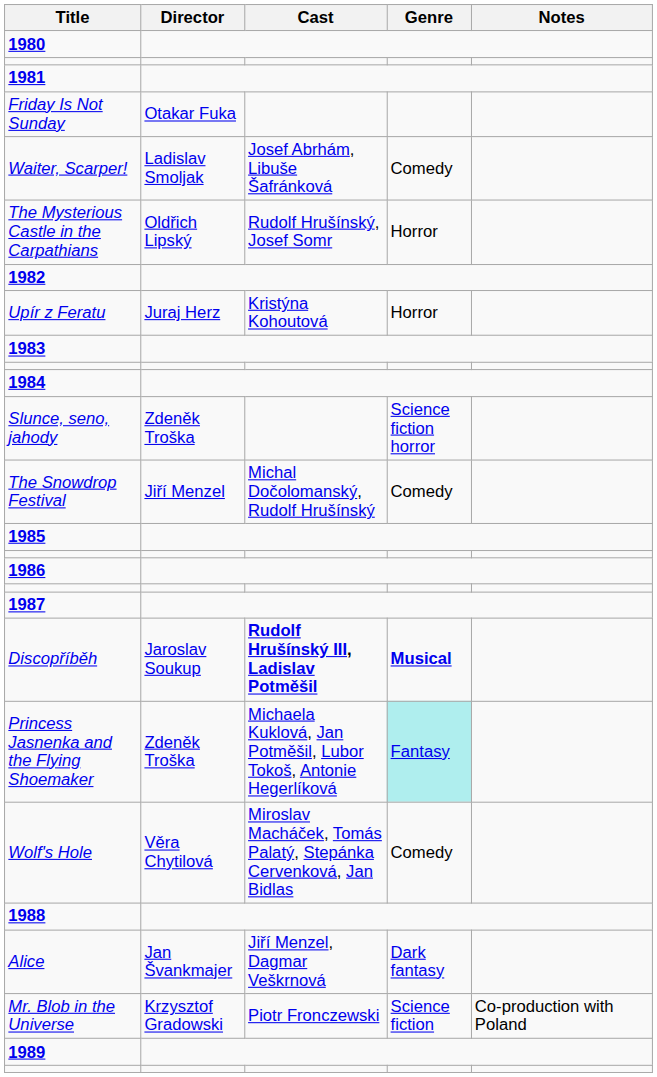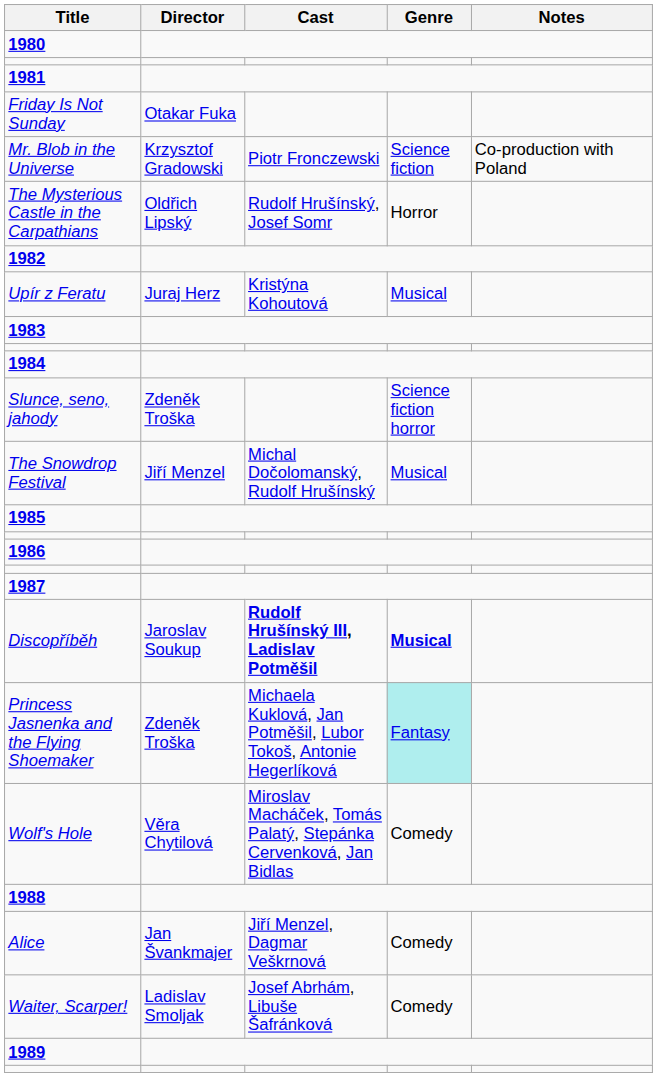rows swapped: (68, 168) <-> (62, 1016)
(414, 313) Horror -> (419, 294) Musical
(422, 491) Comedy -> (419, 473) Musical
(417, 961) Dark fantasy -> (422, 942) Comedy
